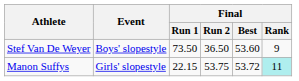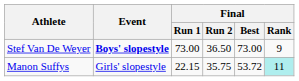(131, 49) normal -> (132, 49) bold
(185, 49) 73.50 -> (187, 49) 73.00
(247, 49) 53.60 -> (250, 49) 73.00
(217, 67) 53.75 -> (219, 67) 35.75
